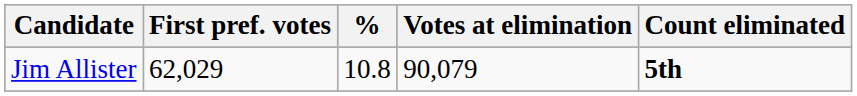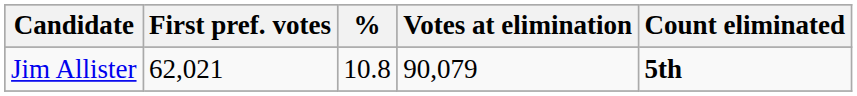(186, 68) 62,029 -> (186, 68) 62,021
